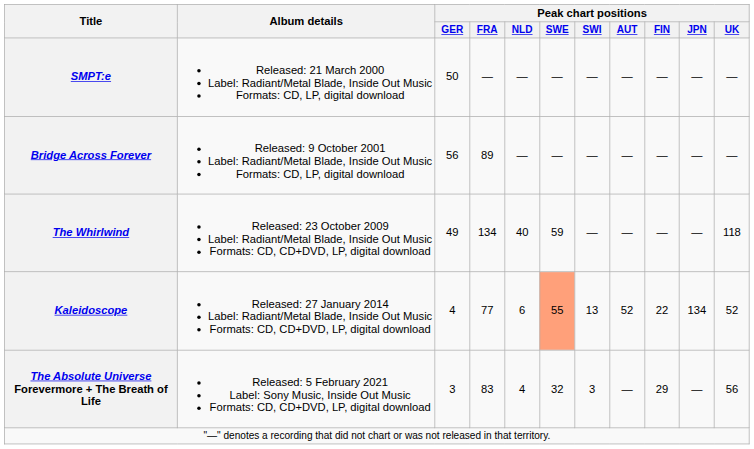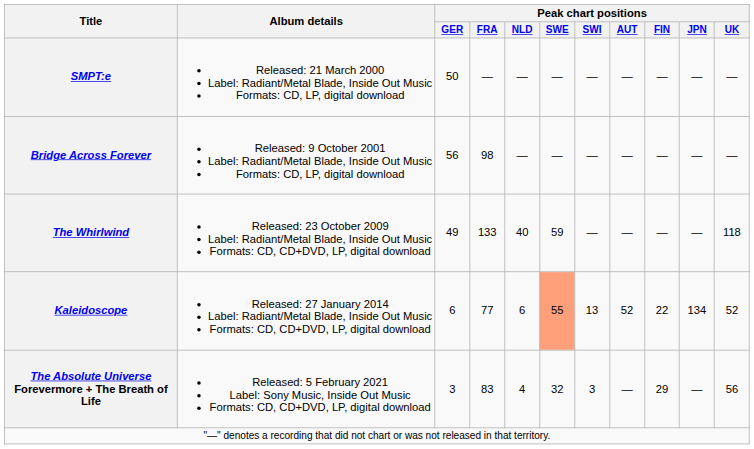(487, 155) 89 -> (487, 155) 98
(487, 233) 134 -> (487, 233) 133
(452, 311) 4 -> (452, 311) 6
